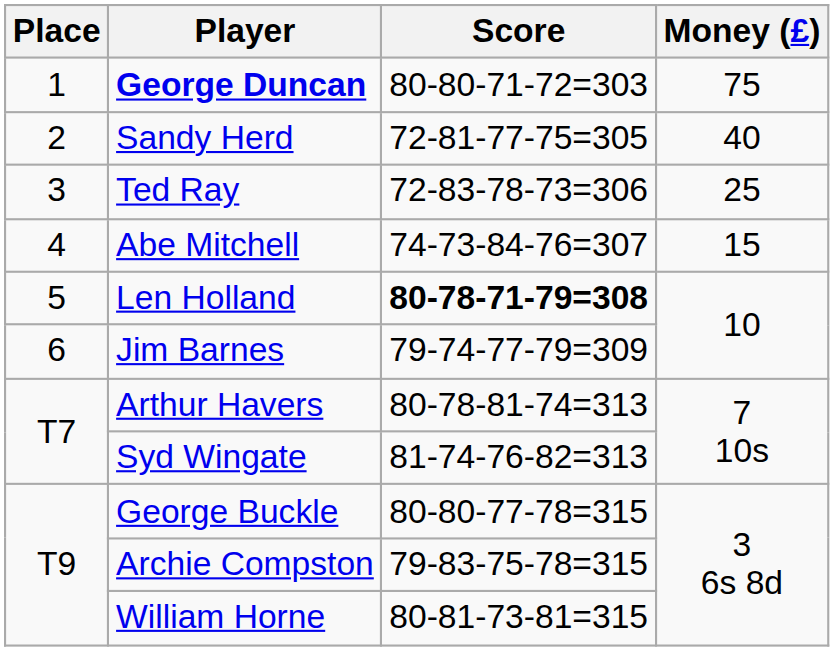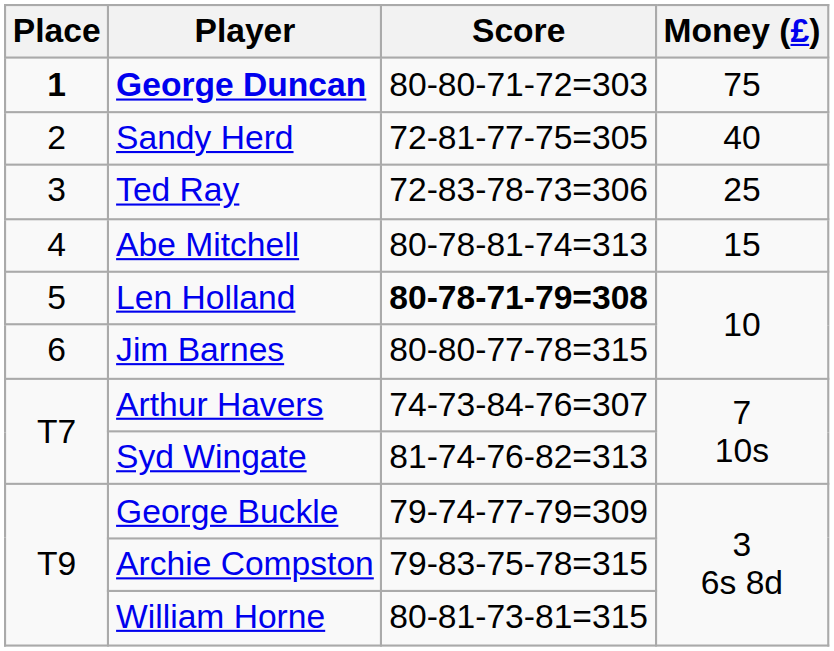(57, 84) normal -> (57, 84) bold
(519, 244) 74-73-84-76=307 -> (519, 244) 80-78-81-74=313
(519, 350) 79-74-77-79=309 -> (519, 350) 80-80-77-78=315
(519, 404) 80-78-81-74=313 -> (519, 404) 74-73-84-76=307
(519, 510) 80-80-77-78=315 -> (519, 510) 79-74-77-79=309
